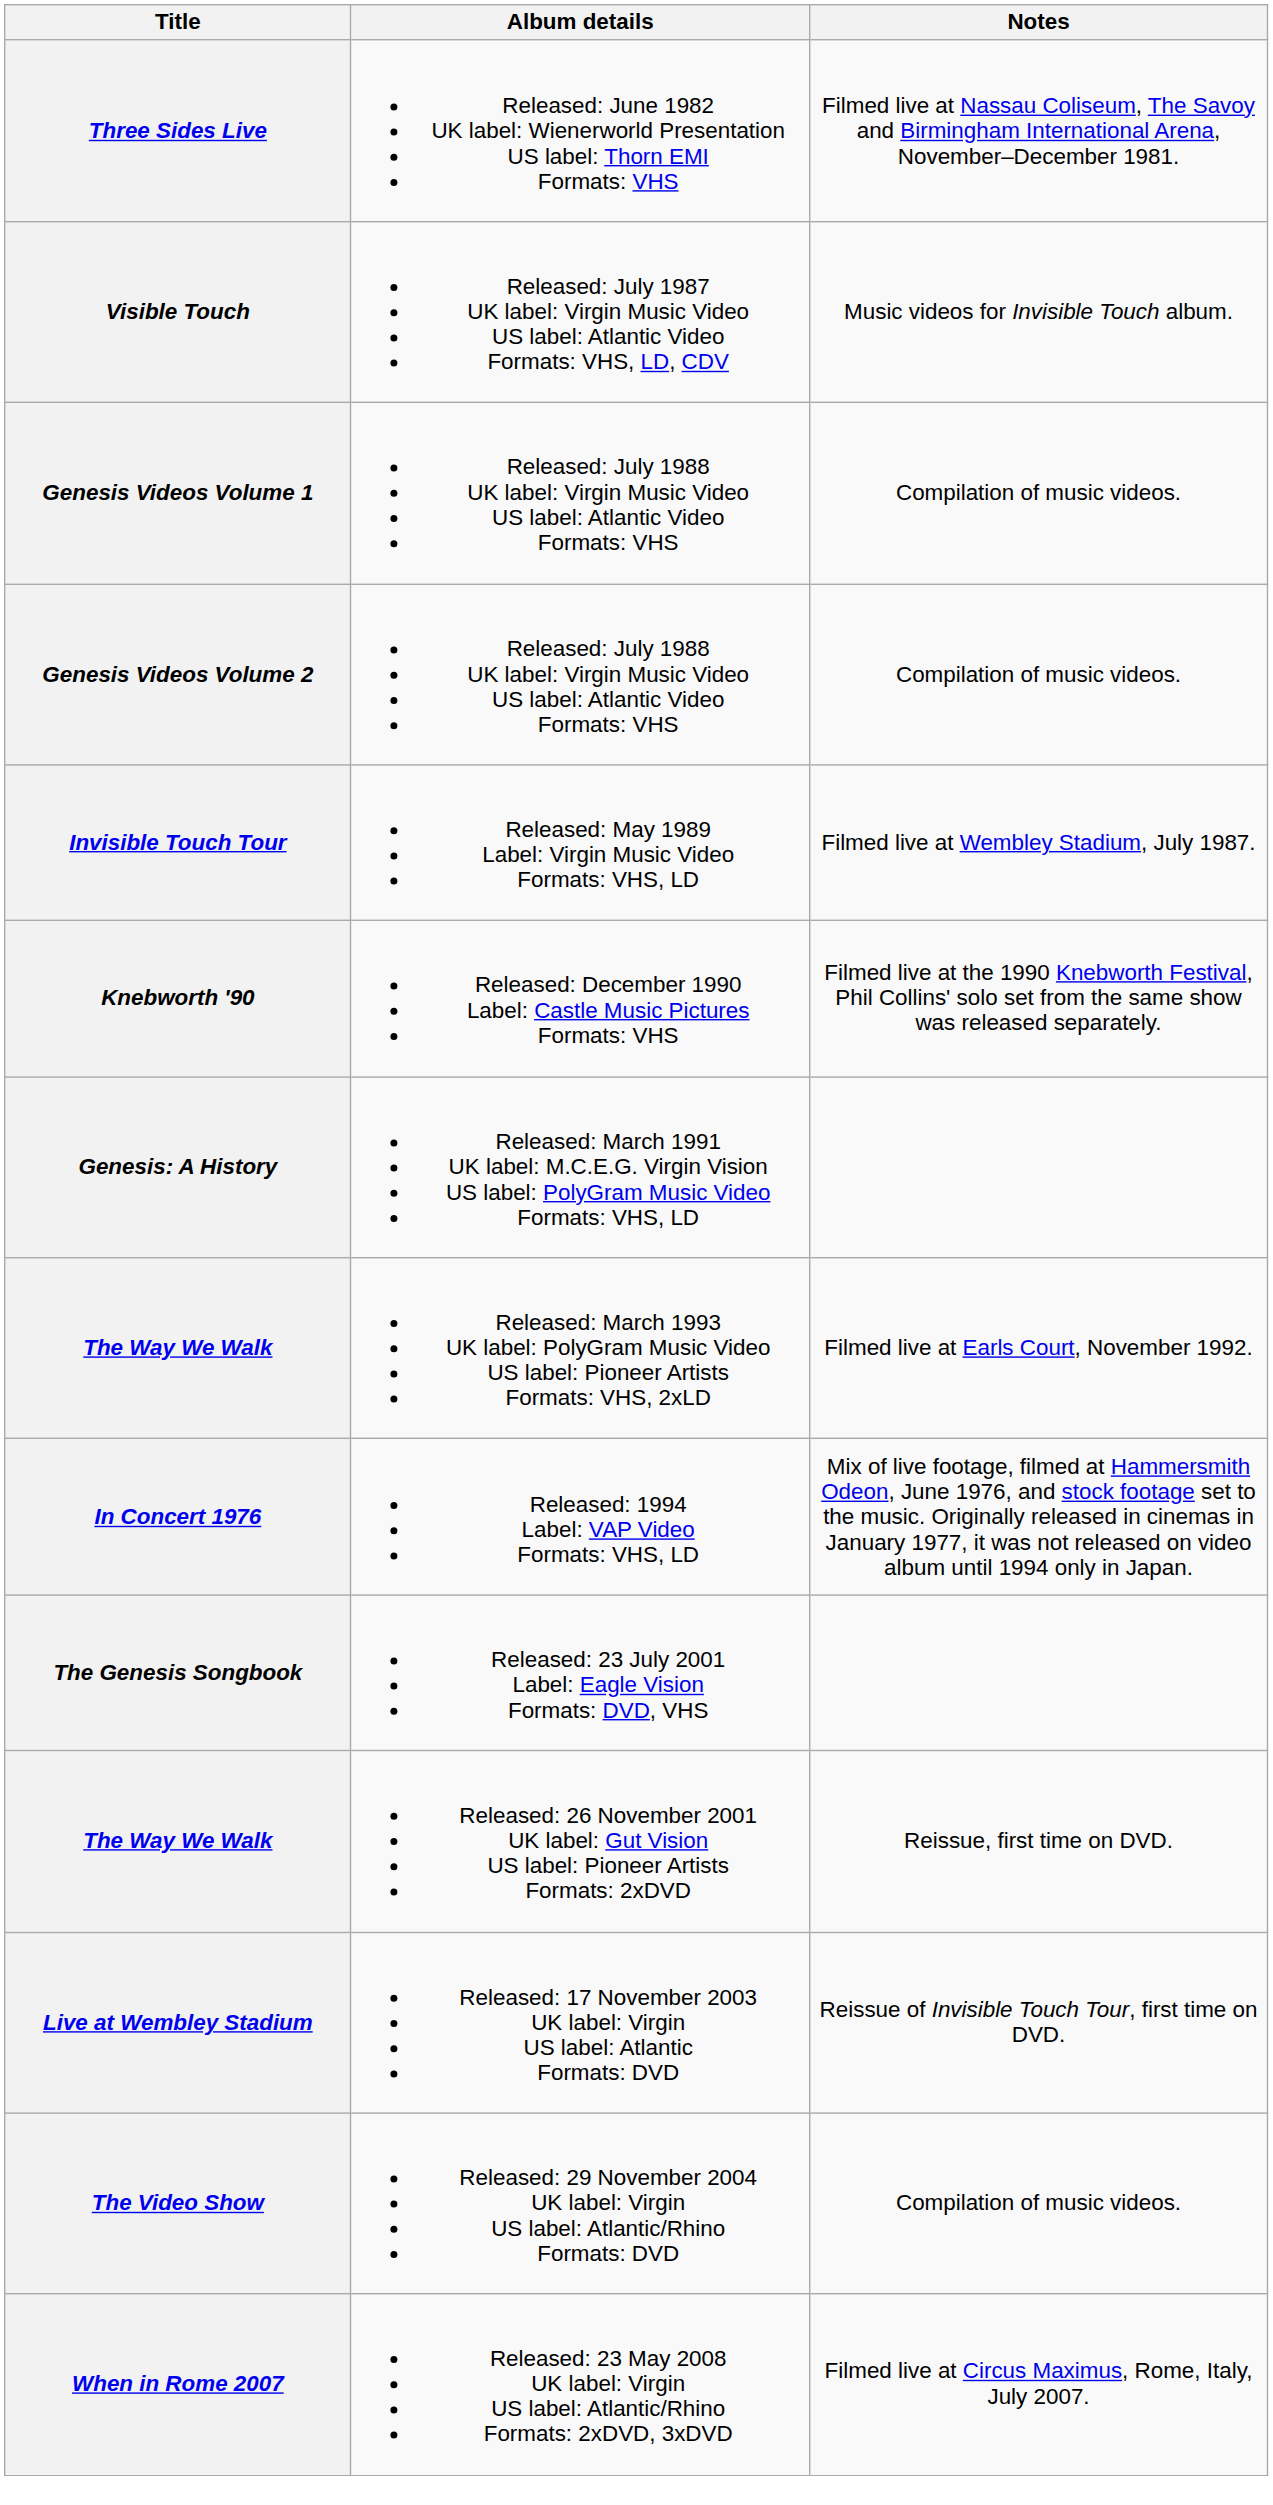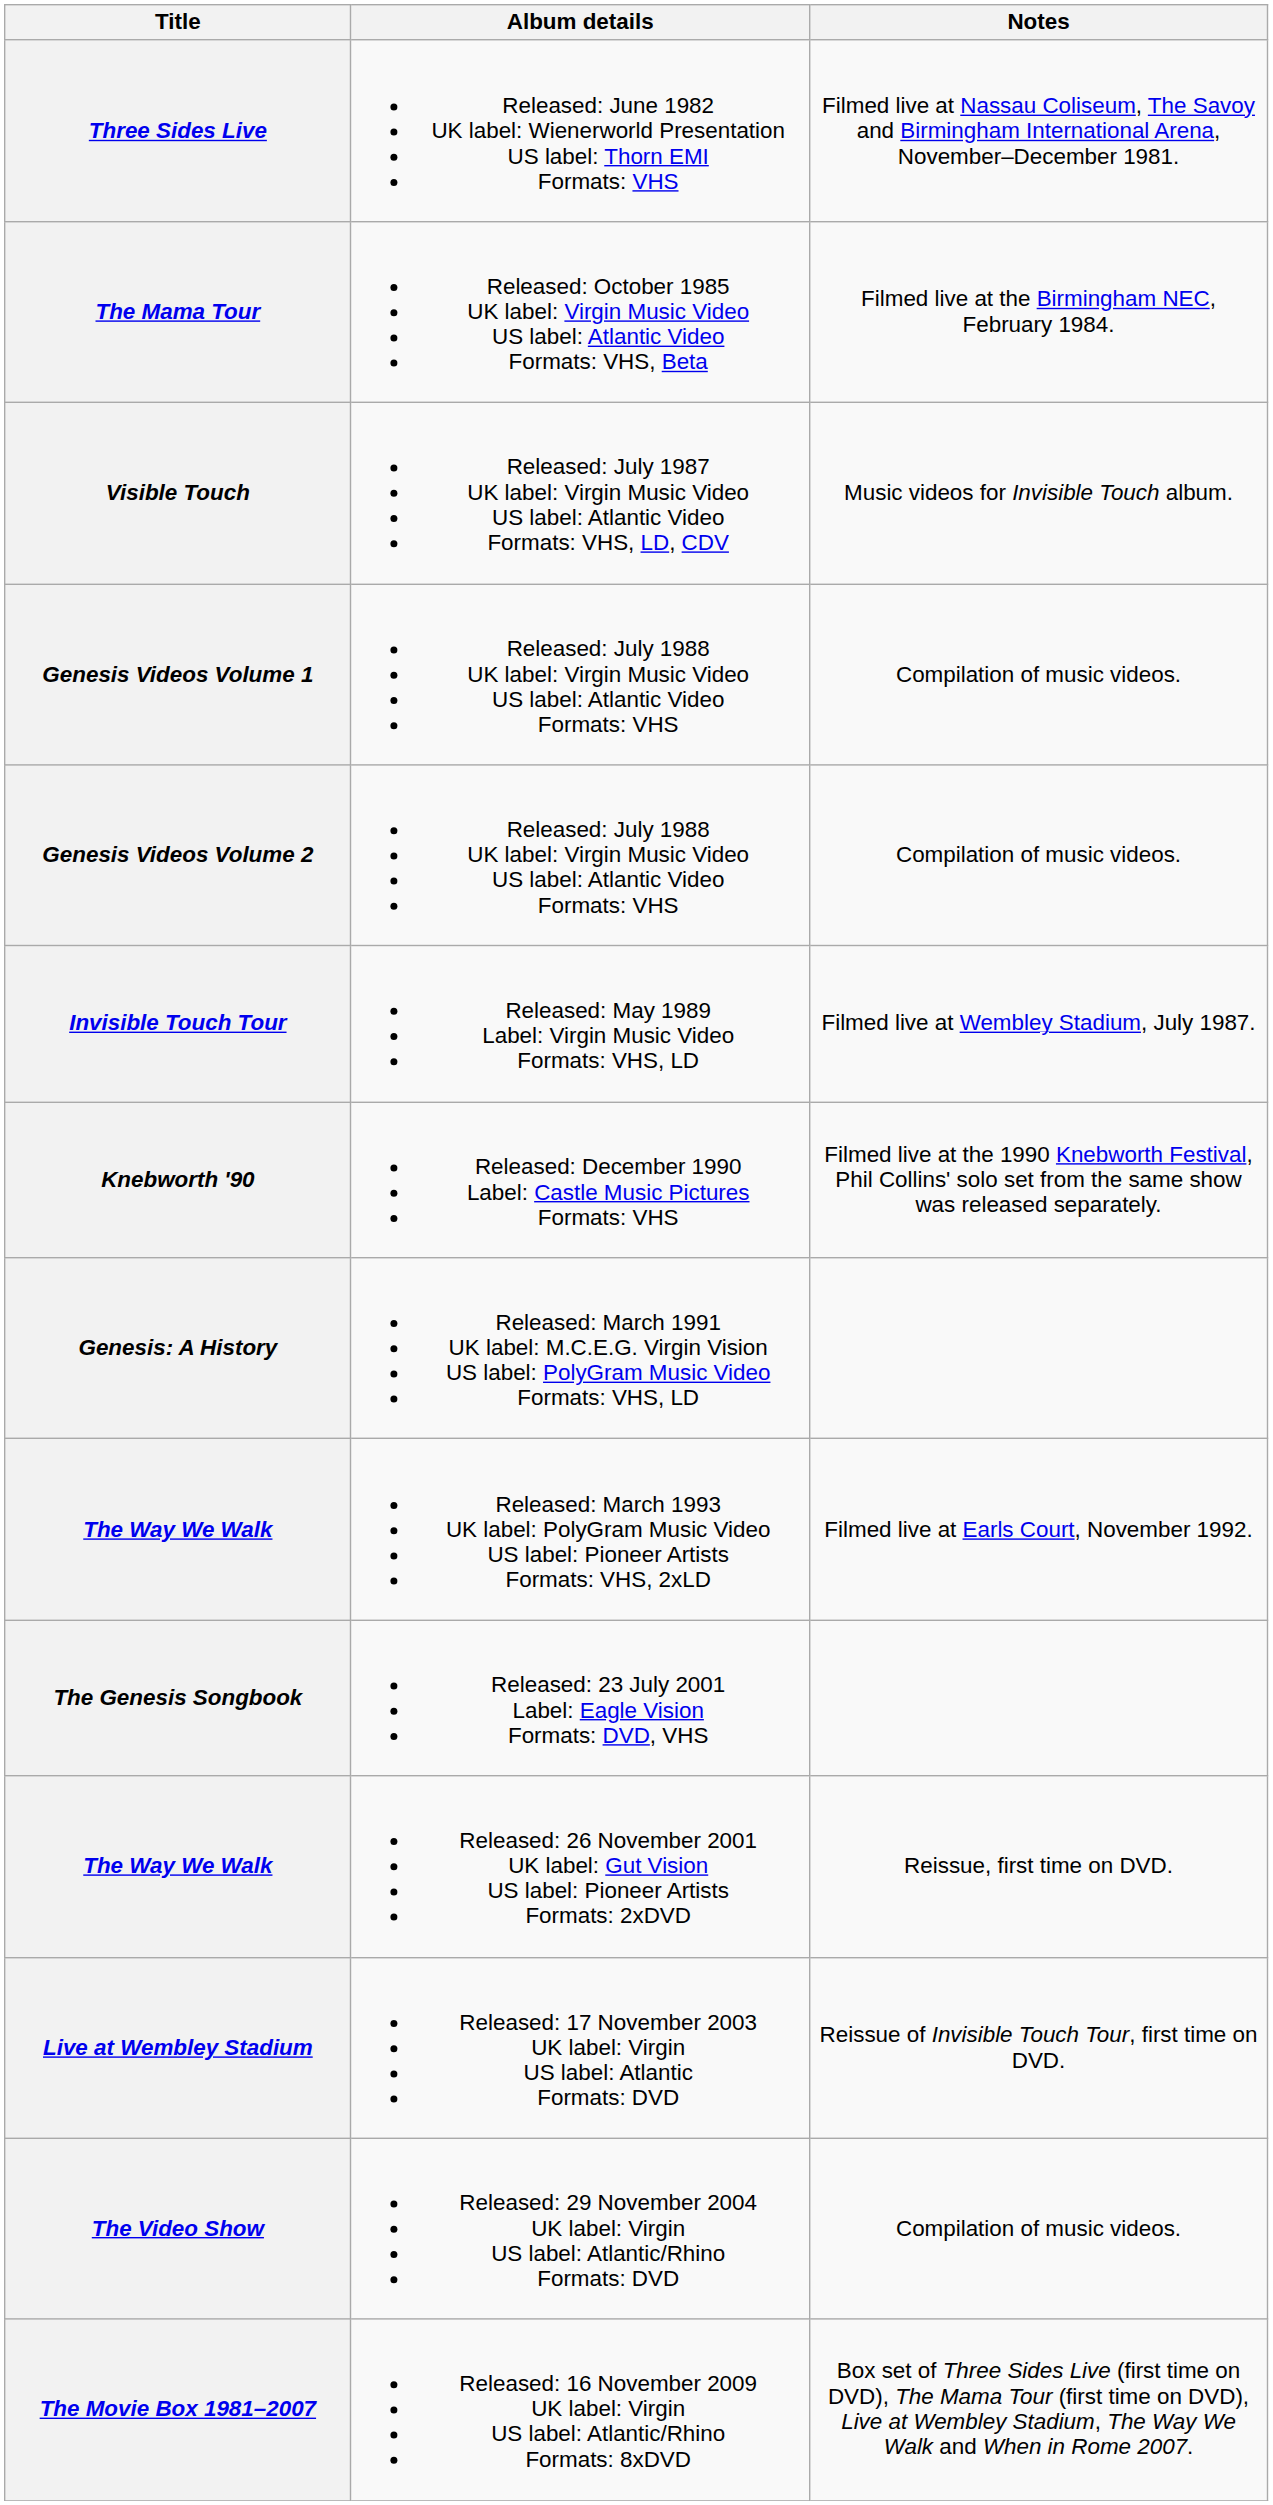+ row: (178, 311)
- row: (178, 1516)
- row: (178, 2384)
+ row: (178, 2409)
